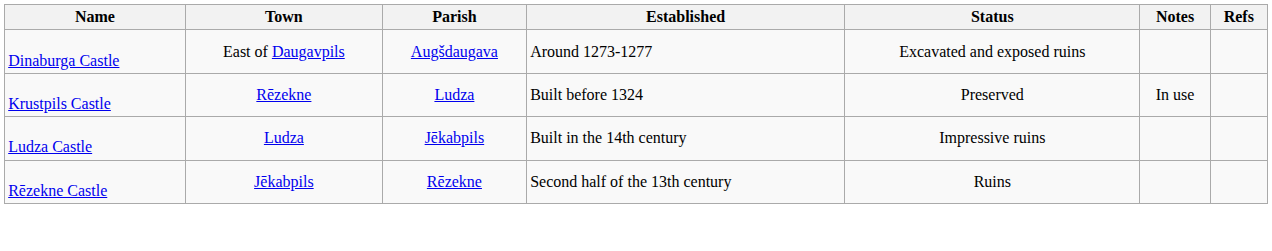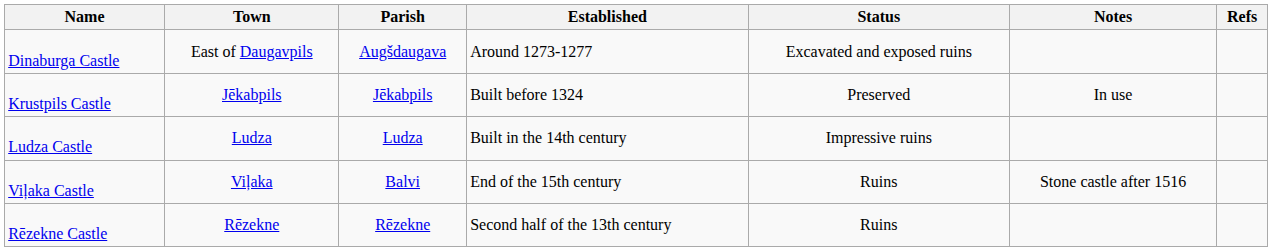(284, 94) Rēzekne -> (252, 94) Jēkabpils
(454, 94) Ludza -> (403, 94) Jēkabpils
(454, 138) Jēkabpils -> (403, 138) Ludza
+ row: (51, 190)
(284, 181) Jēkabpils -> (252, 225) Rēzekne
